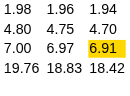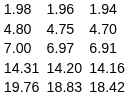(103, 48) gold background -> (103, 48) no background
+ row: (22, 68)
